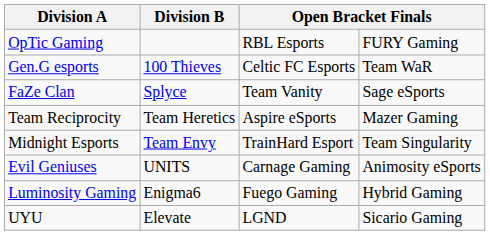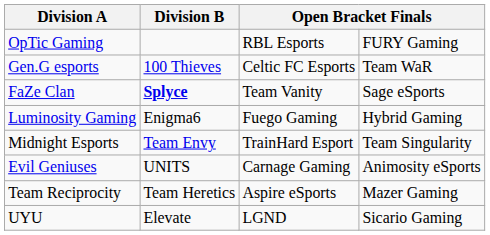(165, 92) normal -> (165, 92) bold
rows swapped: (65, 117) <-> (72, 192)
